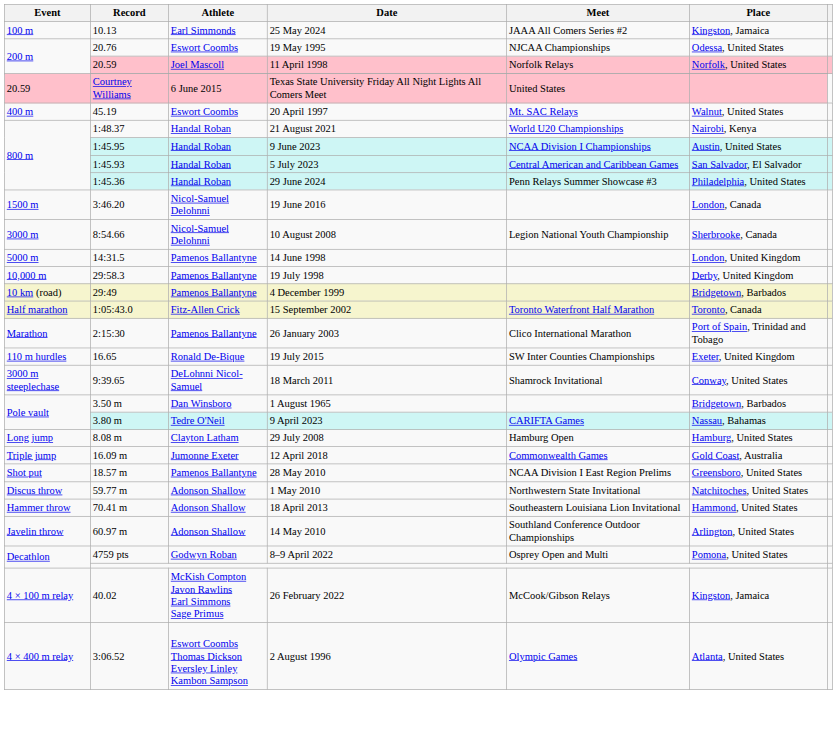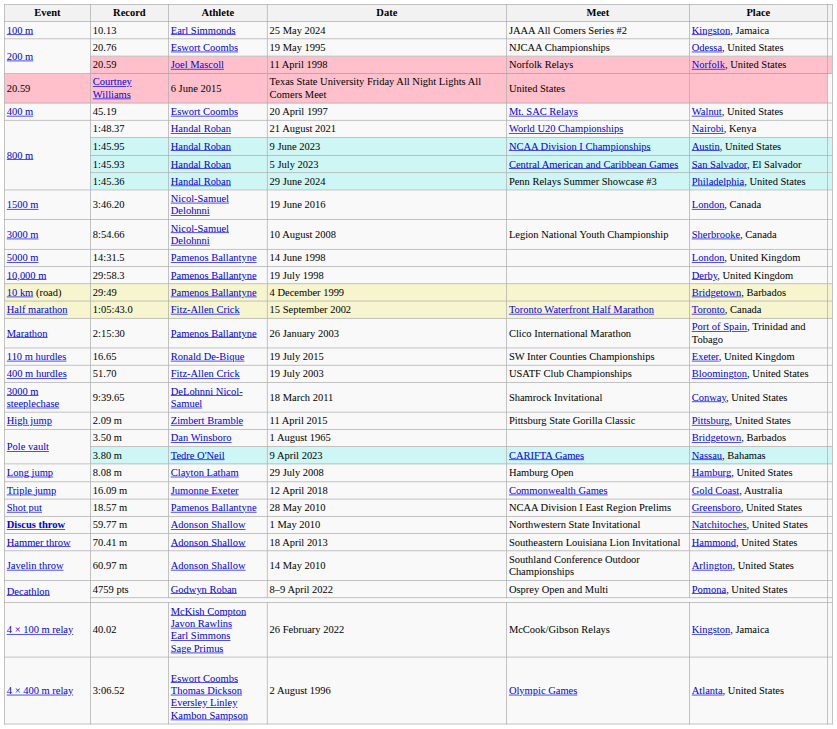+ row: (105, 374)
+ row: (107, 421)
(35, 490) normal -> (36, 525) bold
